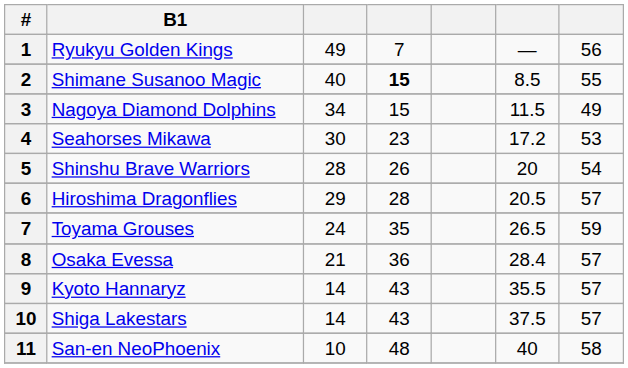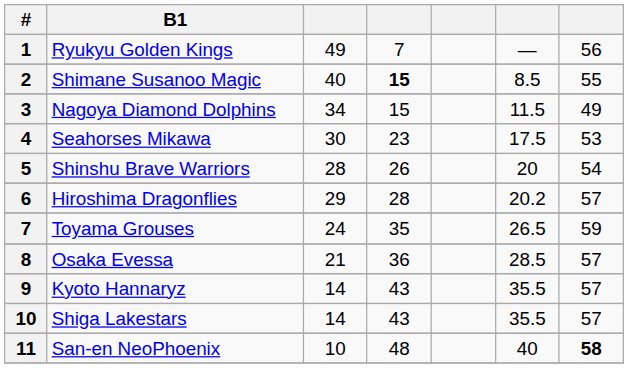(527, 139) 17.2 -> (527, 139) 17.5
(527, 199) 20.5 -> (527, 199) 20.2
(527, 258) 28.4 -> (527, 258) 28.5
(527, 318) 37.5 -> (527, 318) 35.5
(591, 348) normal -> (591, 348) bold
